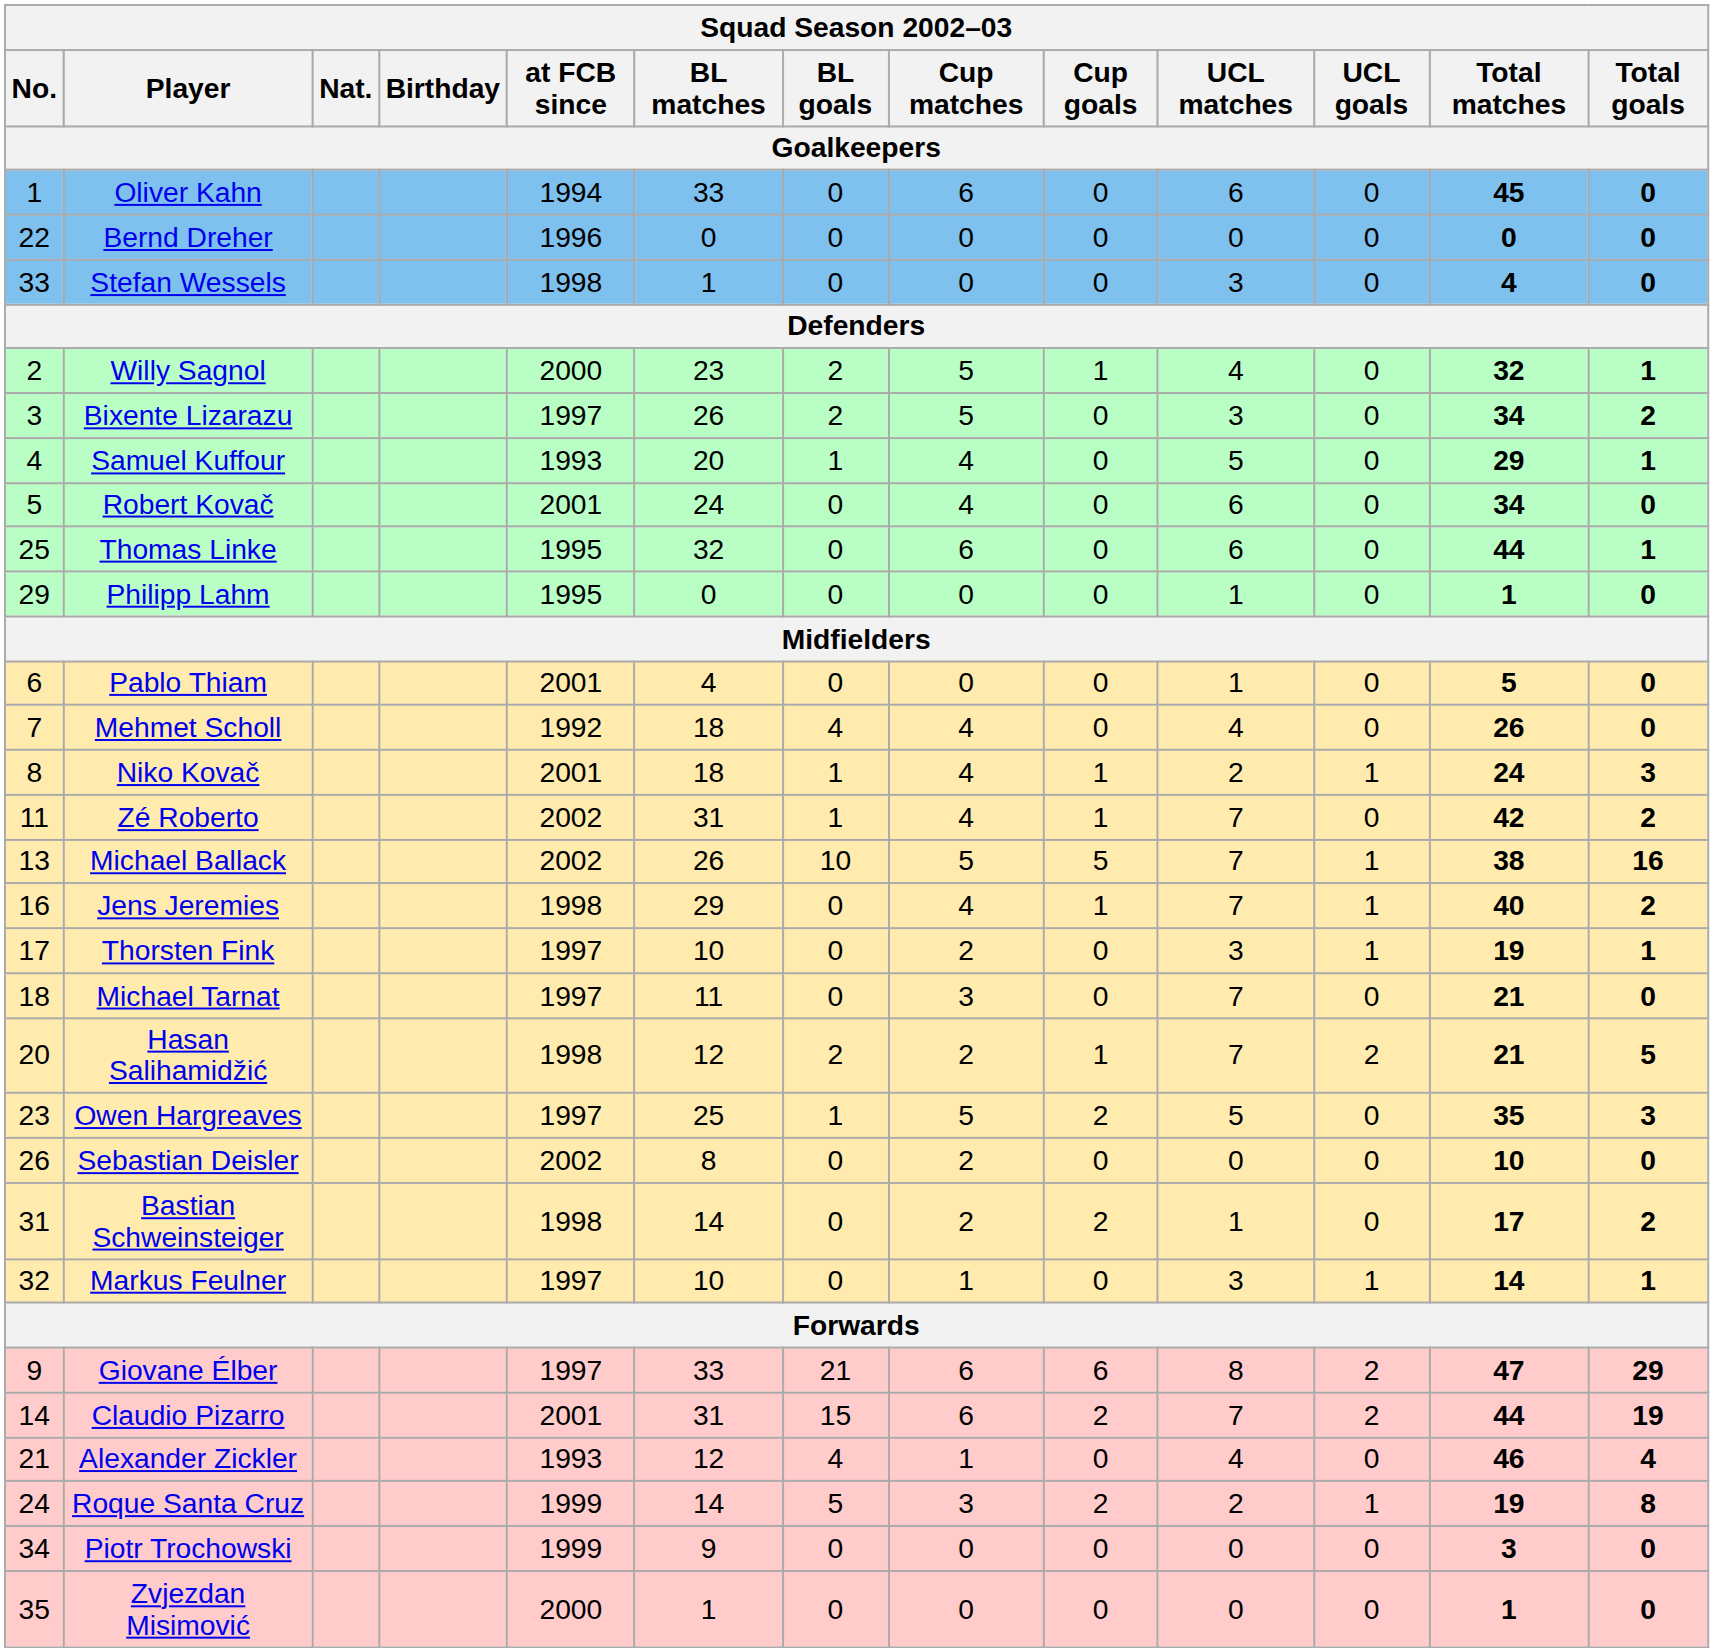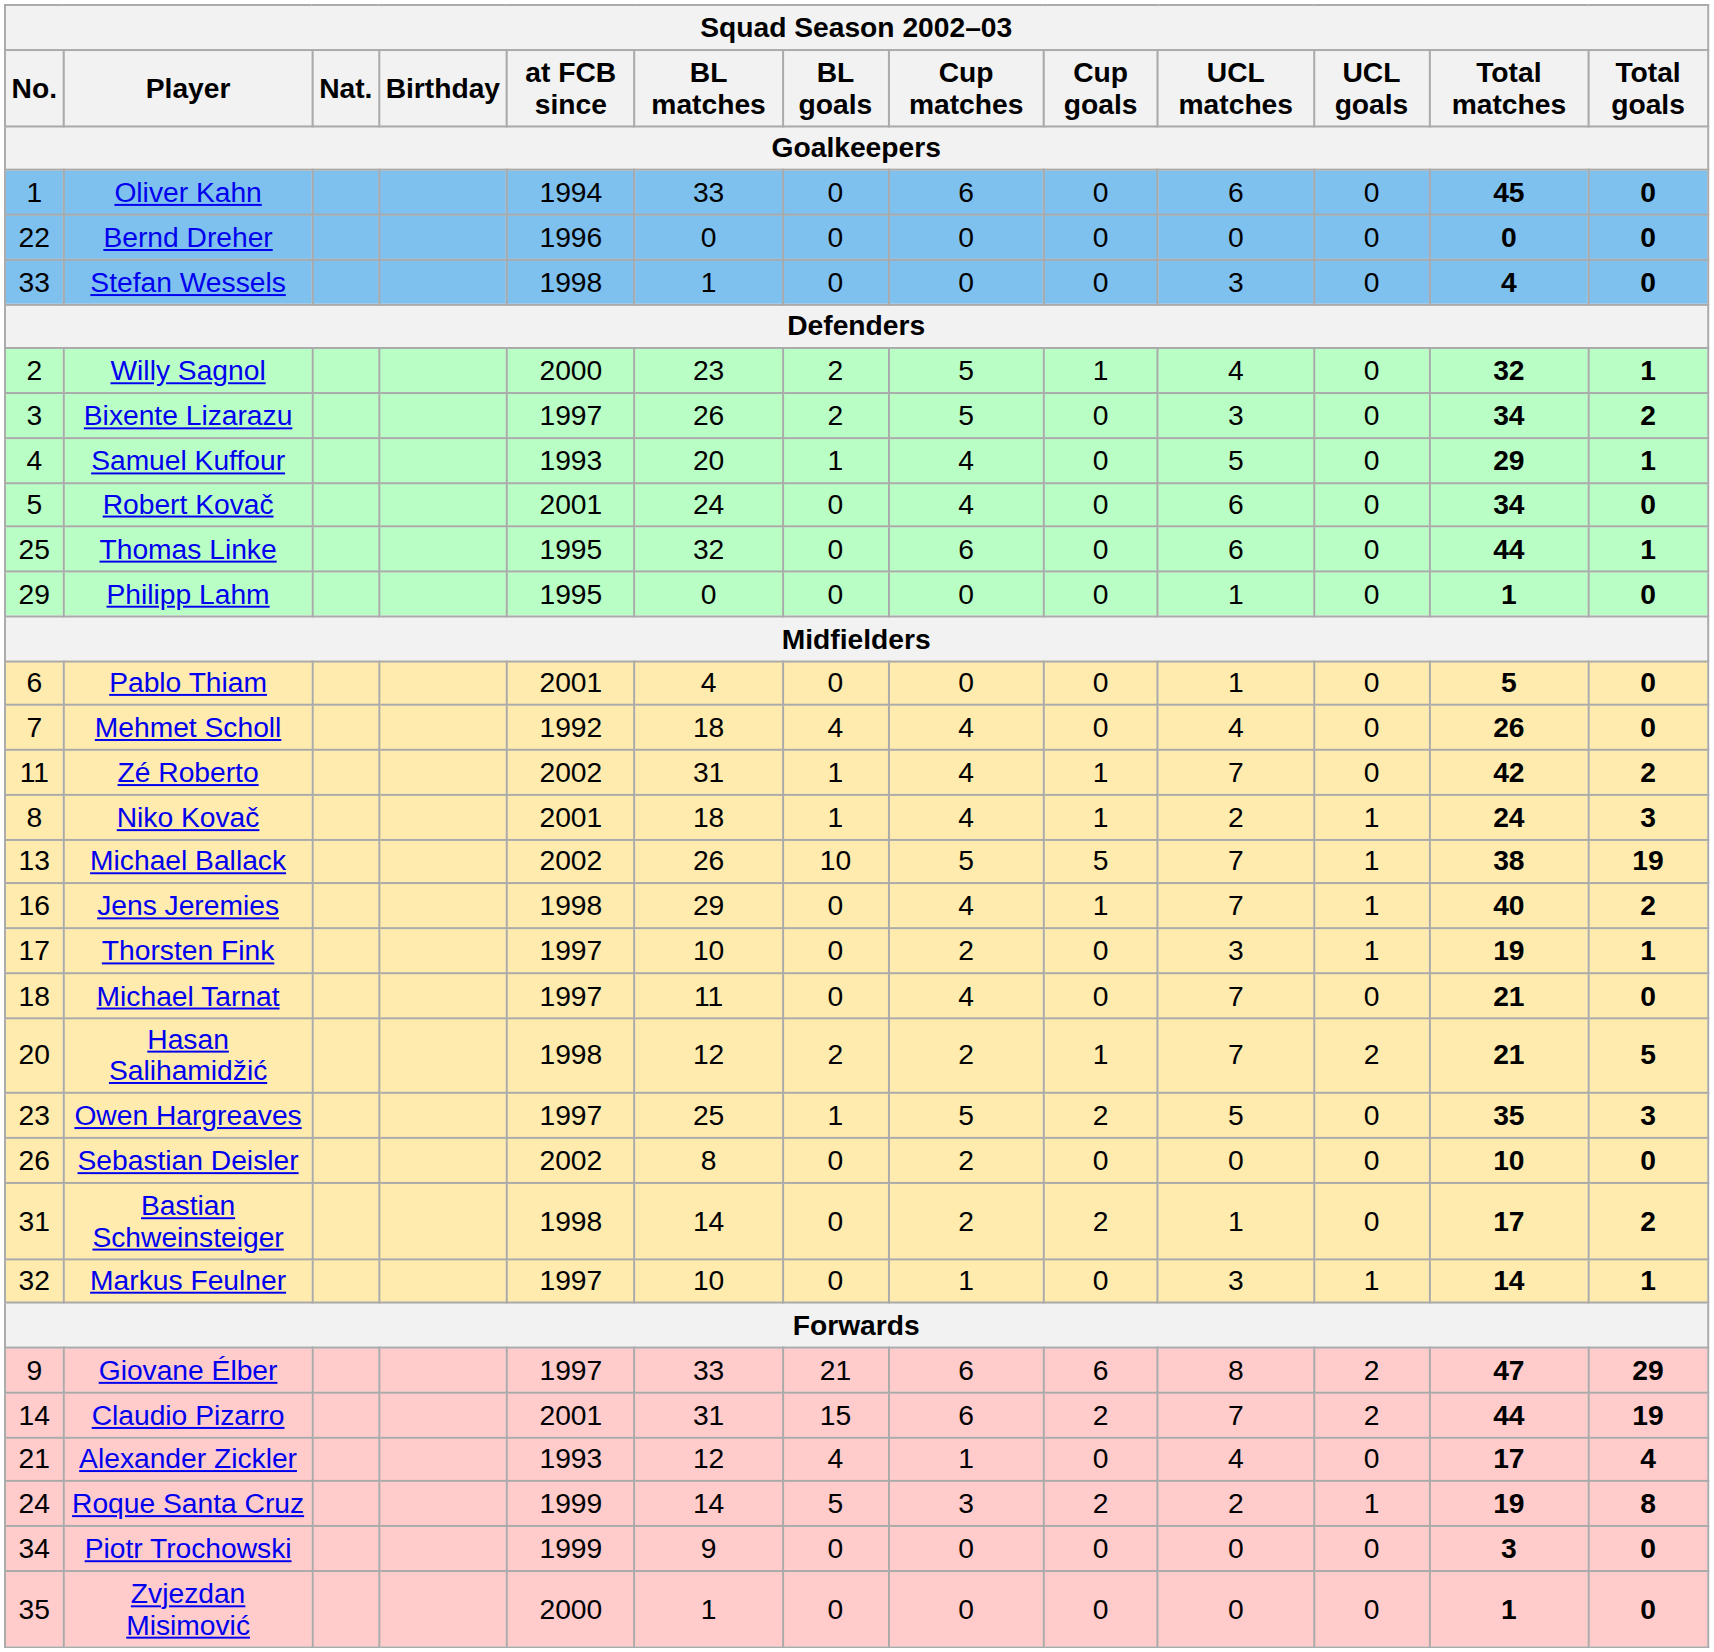rows swapped: (188, 772) <-> (188, 817)
(1648, 862) 16 -> (1648, 862) 19
(966, 995) 3 -> (966, 995) 4
(1509, 1459) 46 -> (1509, 1459) 17
